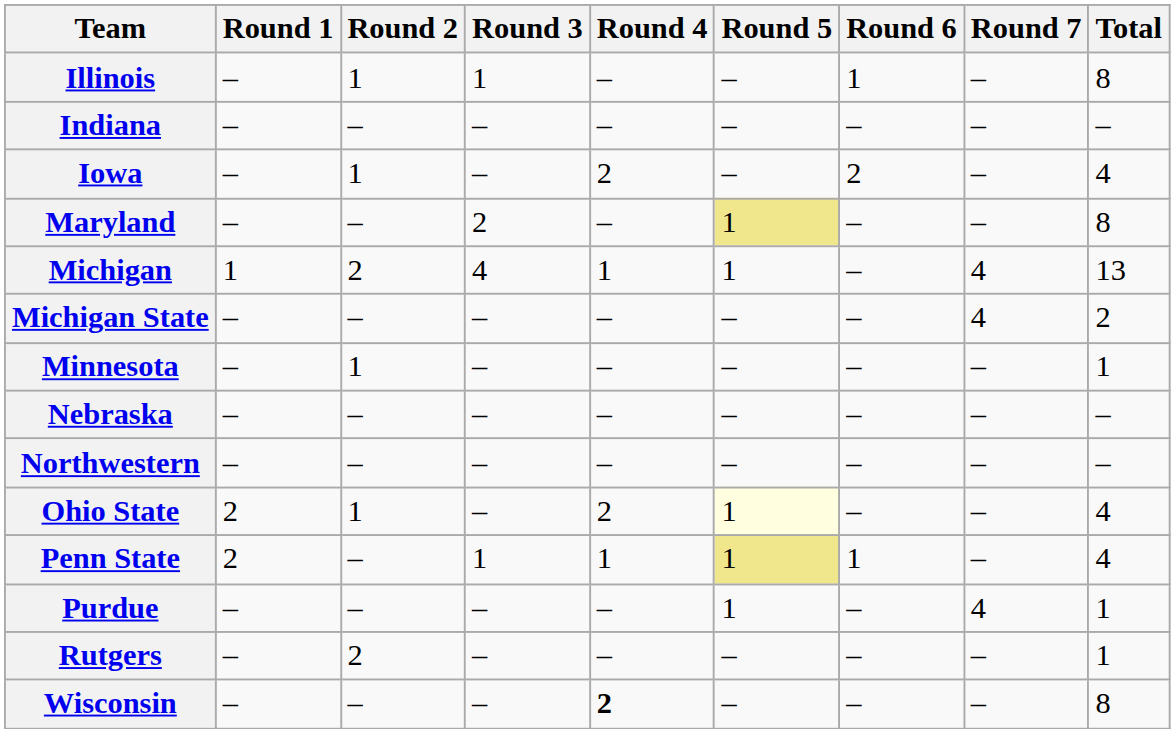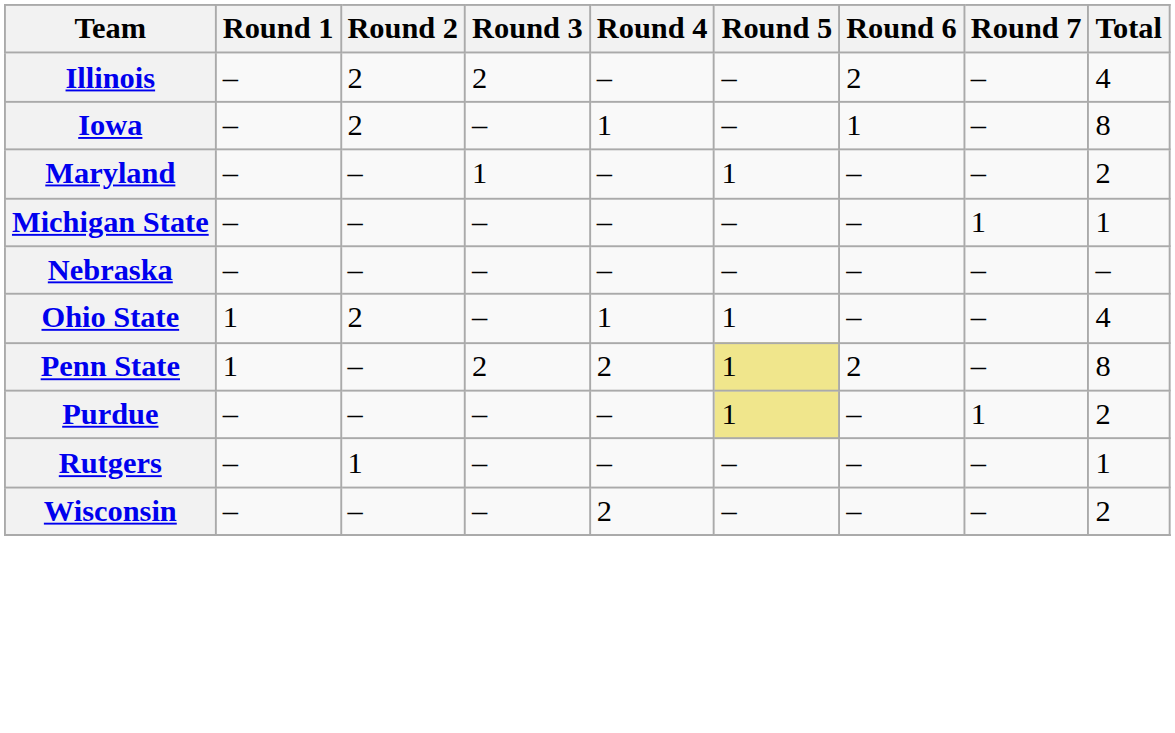(355, 76) 1 -> (355, 76) 2
(480, 76) 1 -> (480, 76) 2
(854, 76) 1 -> (854, 76) 2
(1103, 76) 8 -> (1103, 76) 4
- row: (110, 125)
(355, 173) 1 -> (355, 125) 2
(604, 173) 2 -> (604, 125) 1
(854, 173) 2 -> (854, 125) 1
(1103, 173) 4 -> (1103, 125) 8
(480, 221) 2 -> (480, 173) 1
(729, 221) khaki background -> (729, 173) no background
(1103, 221) 8 -> (1103, 173) 2
- row: (110, 269)
(978, 317) 4 -> (978, 221) 1
(1103, 317) 2 -> (1103, 221) 1
- row: (110, 366)
- row: (110, 462)
(230, 510) 2 -> (230, 317) 1
(355, 510) 1 -> (355, 317) 2
(604, 510) 2 -> (604, 317) 1
(729, 510) lightyellow background -> (729, 317) no background
(230, 558) 2 -> (230, 366) 1
(480, 558) 1 -> (480, 366) 2
(604, 558) 1 -> (604, 366) 2
(854, 558) 1 -> (854, 366) 2
(1103, 558) 4 -> (1103, 366) 8
(729, 607) no background -> (729, 414) khaki background
(978, 607) 4 -> (978, 414) 1
(1103, 607) 1 -> (1103, 414) 2
(355, 655) 2 -> (355, 462) 1
(604, 703) bold -> (604, 510) normal
(1103, 703) 8 -> (1103, 510) 2
